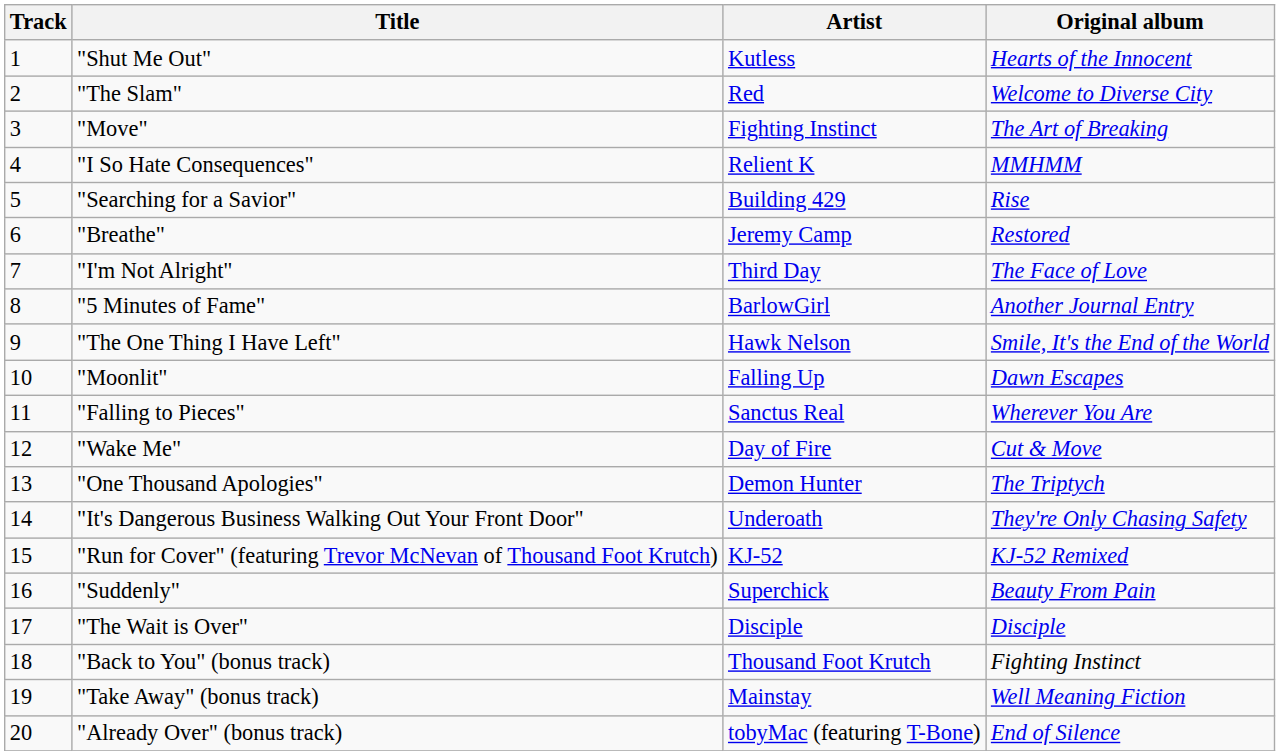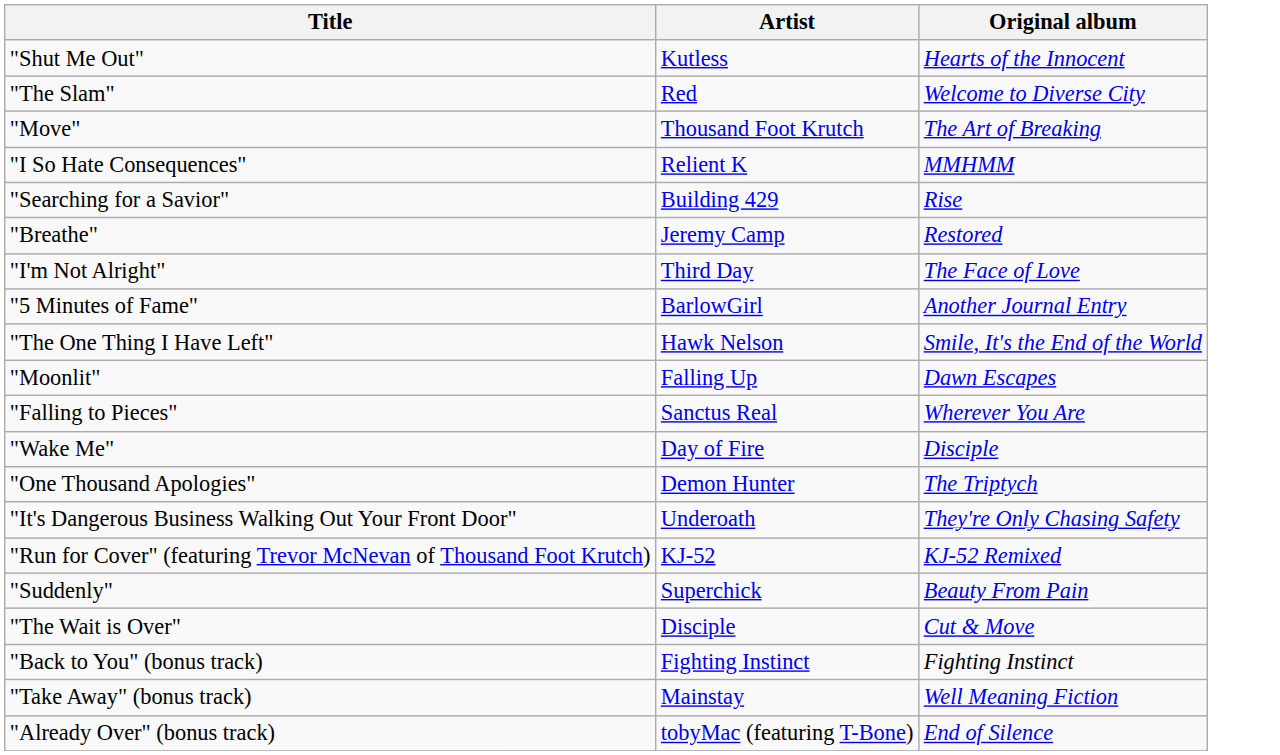- column: (38, 22)
(802, 128) Fighting Instinct -> (762, 128) Thousand Foot Krutch
(1046, 448) Cut & Move -> (961, 448) Disciple
(1028, 626) Disciple -> (979, 626) Cut & Move
(829, 661) Thousand Foot Krutch -> (735, 661) Fighting Instinct
